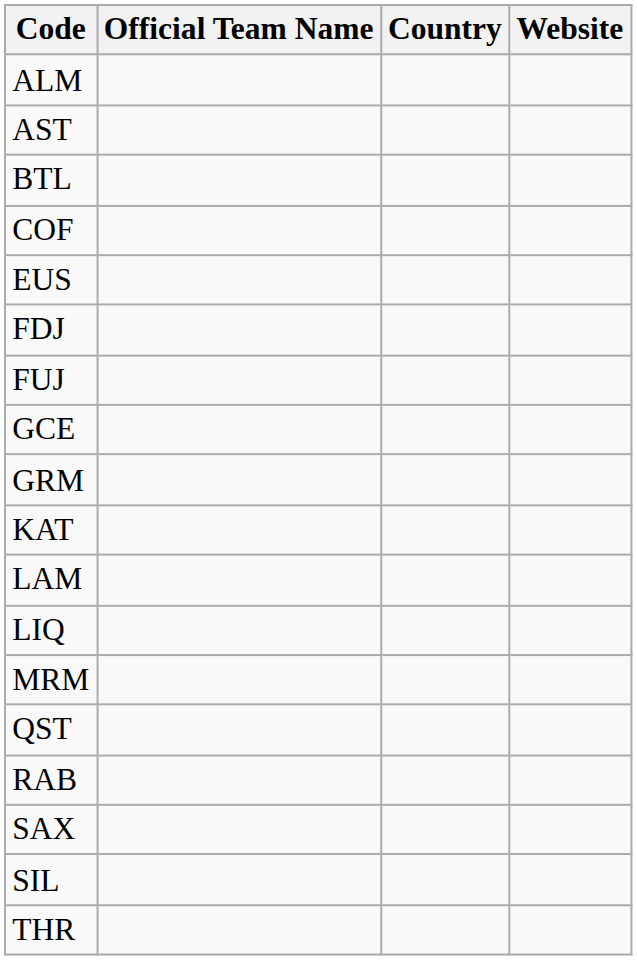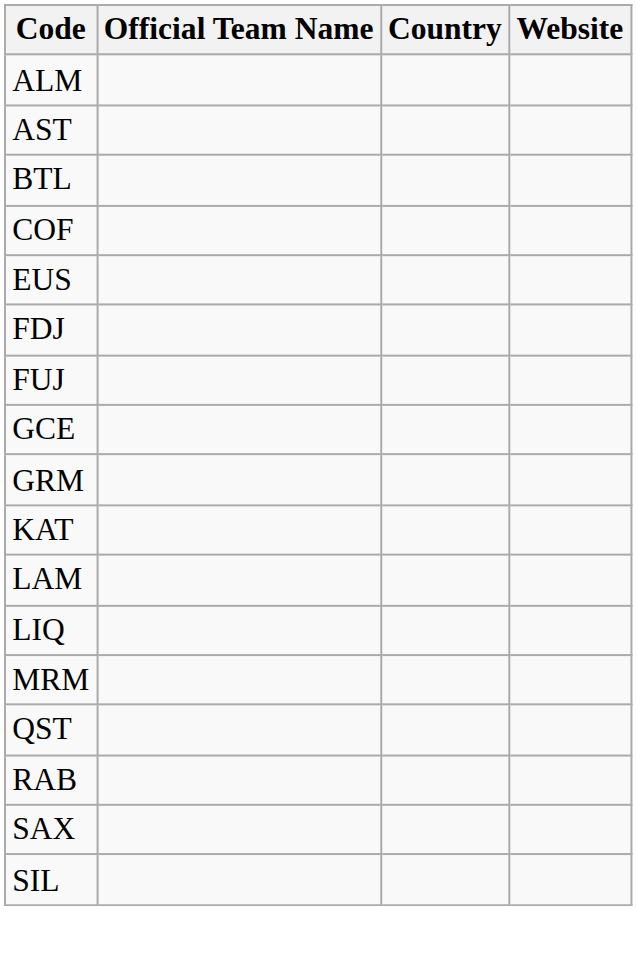- row: (44, 929)
